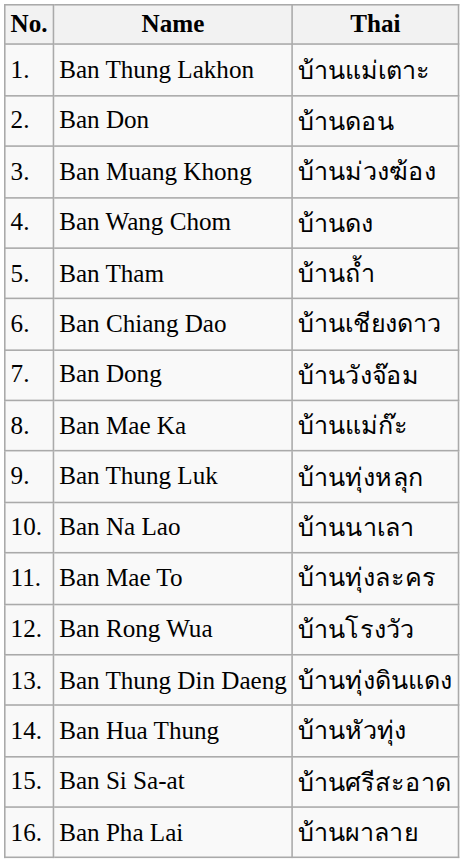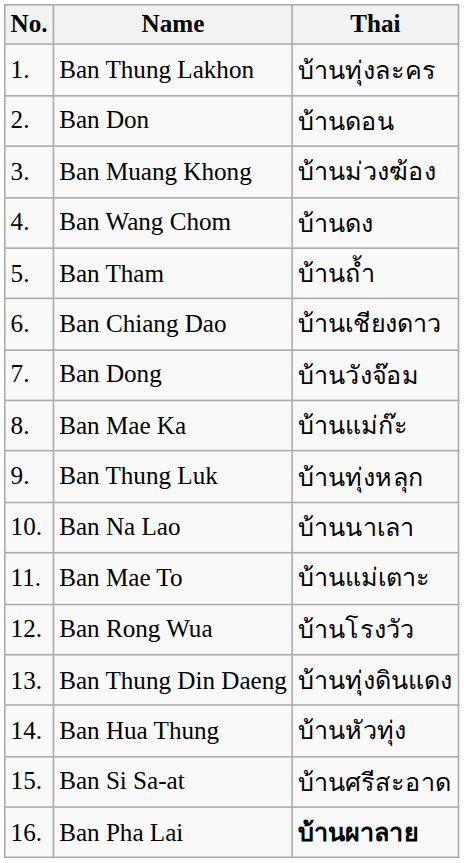(364, 70) บ้านแม่เตาะ -> (367, 70) บ้านทุ่งละคร
(367, 578) บ้านทุ่งละคร -> (364, 578) บ้านแม่เตาะ
(358, 832) normal -> (358, 832) bold
